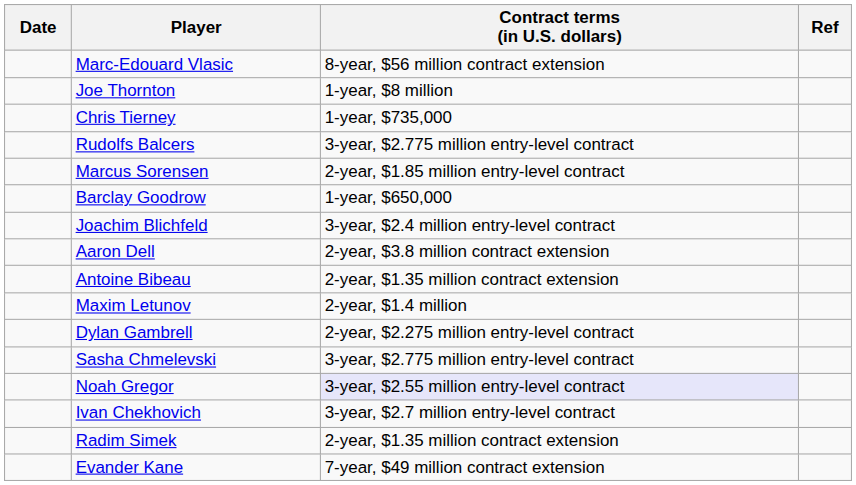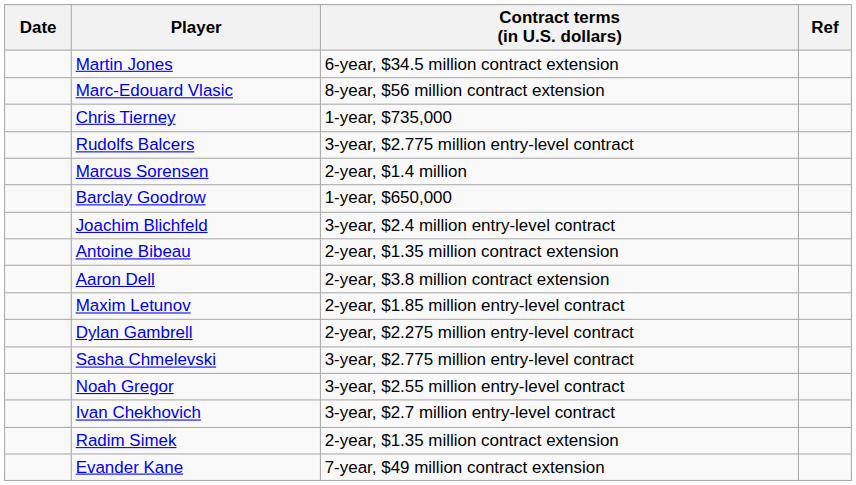+ row: (124, 63)
- row: (125, 90)
(475, 171) 2-year, $1.85 million entry-level contract -> (396, 171) 2-year, $1.4 million
rows swapped: (115, 252) <-> (133, 279)
(396, 306) 2-year, $1.4 million -> (475, 306) 2-year, $1.85 million entry-level contract
(475, 386) lavender background -> (475, 386) no background
